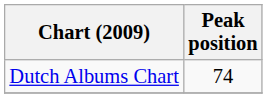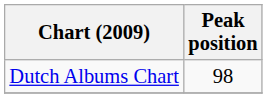(223, 76) 74 -> (223, 76) 98
